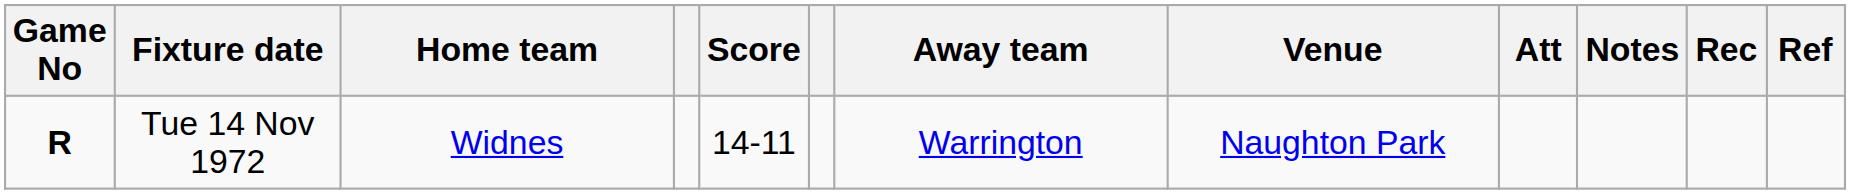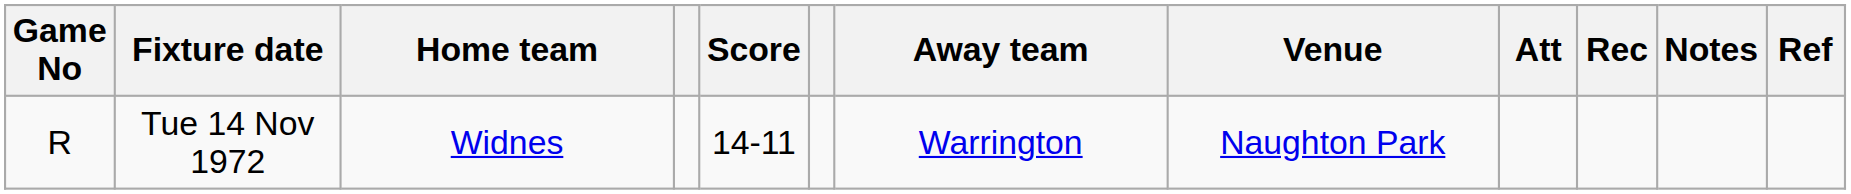columns swapped: (1726, 50) <-> (1632, 50)
(60, 141) bold -> (60, 141) normal
